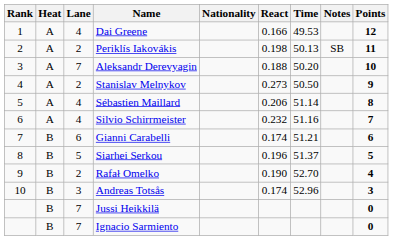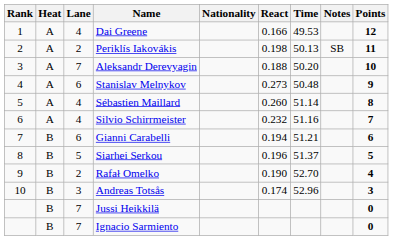(79, 84) 2 -> (79, 84) 6
(306, 84) 50.50 -> (306, 84) 50.48
(274, 102) 0.206 -> (274, 102) 0.260
(274, 137) 0.174 -> (274, 137) 0.194
